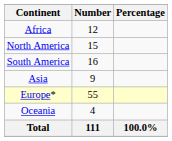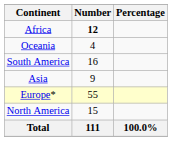(93, 29) normal -> (93, 29) bold
rows swapped: (38, 45) <-> (38, 111)
